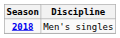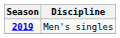(23, 26) 2018 -> (23, 26) 2019
